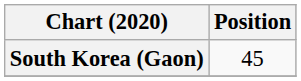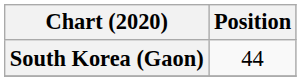(253, 57) 45 -> (253, 57) 44
